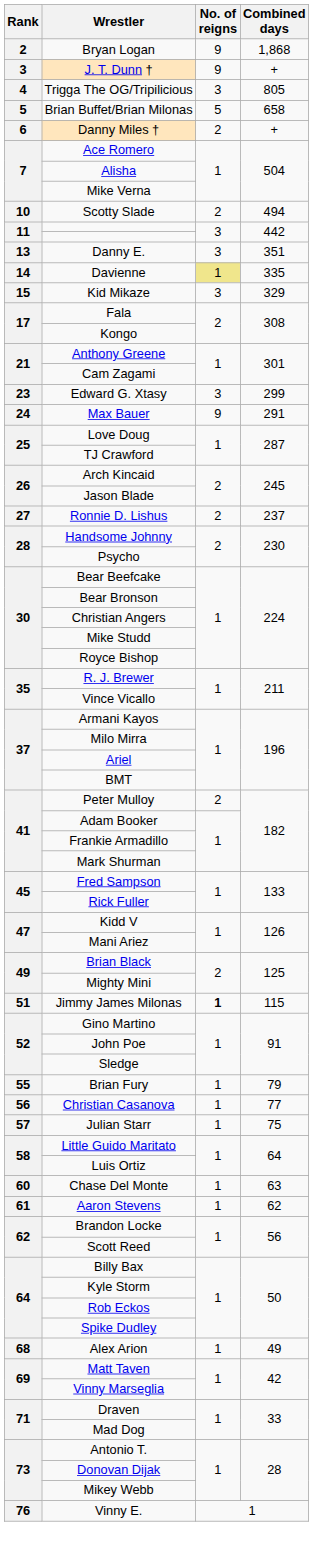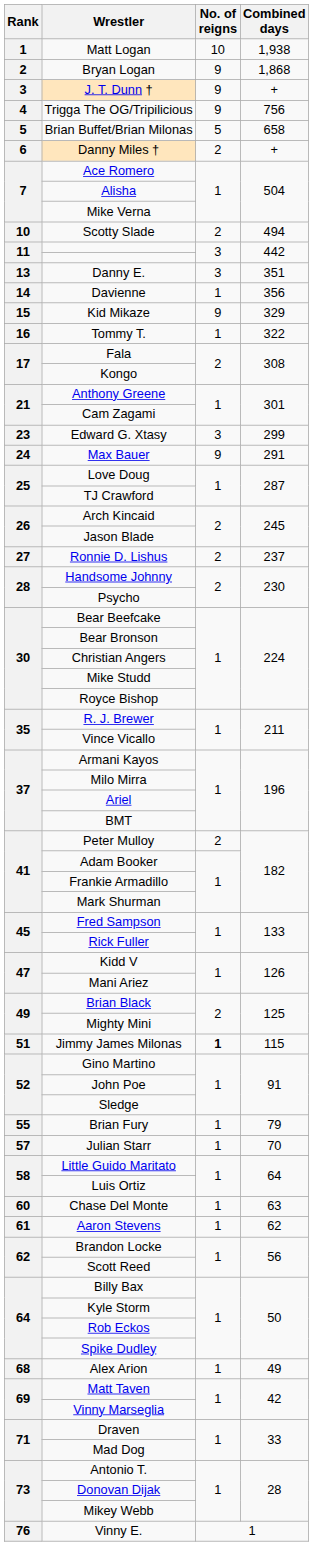+ row: (23, 49)
(218, 89) 3 -> (218, 110) 9
(274, 89) 805 -> (274, 110) 756
(218, 272) khaki background -> (218, 292) no background
(274, 272) 335 -> (274, 292) 356
(218, 292) 3 -> (218, 313) 9
+ row: (23, 333)
- row: (23, 1104)
(274, 1125) 75 -> (274, 1145) 70
